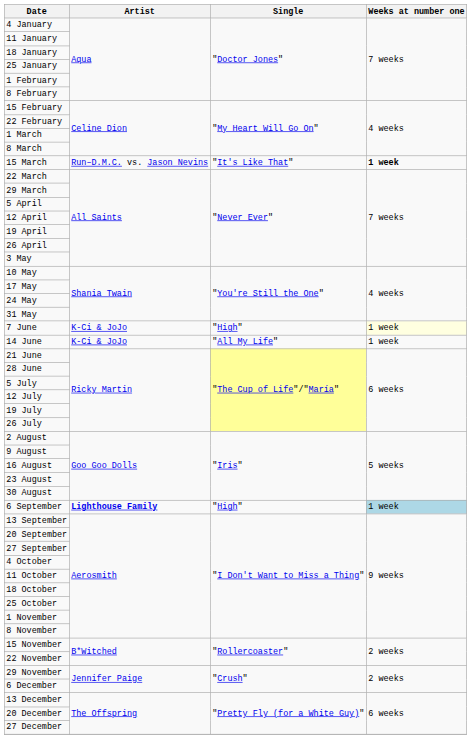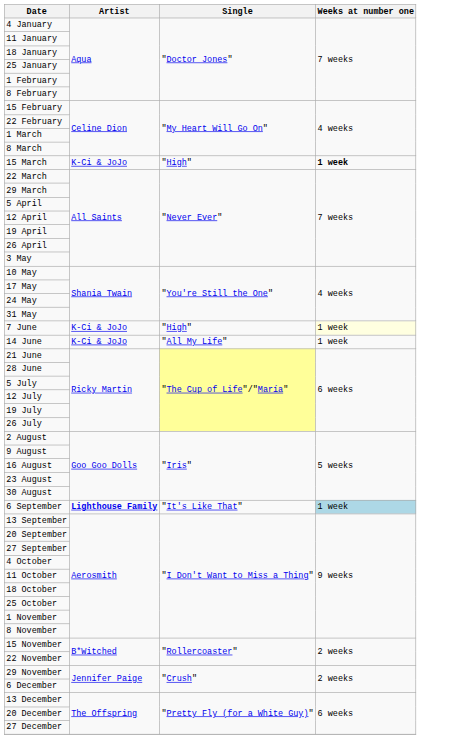(140, 163) Run–D.M.C. vs. Jason Nevins -> (99, 163) K-Ci & JoJo
(253, 163) "It's Like That" -> (177, 163) "High"
(227, 507) "High" -> (202, 507) "It's Like That"
